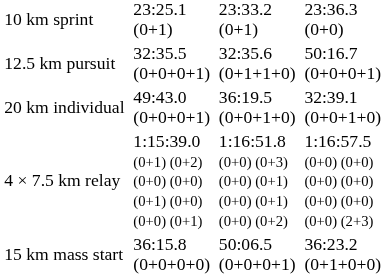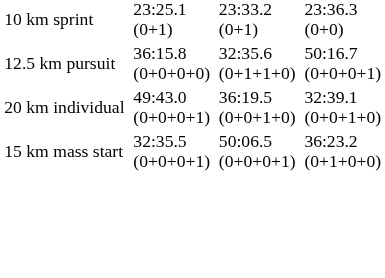(172, 63) 32:35.5 (0+0+0+1) -> (172, 63) 36:15.8 (0+0+0+0)
- row: (62, 180)
(172, 254) 36:15.8 (0+0+0+0) -> (172, 151) 32:35.5 (0+0+0+1)
